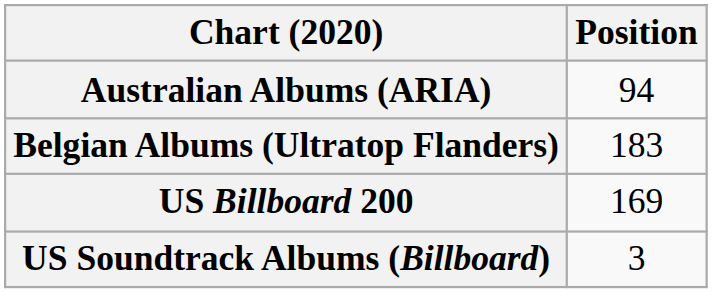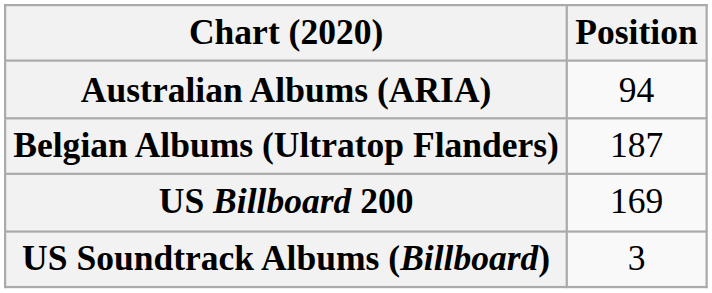(637, 145) 183 -> (637, 145) 187
